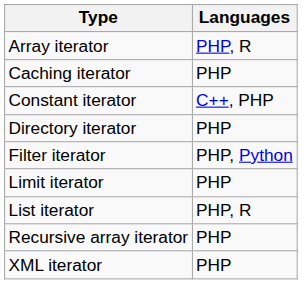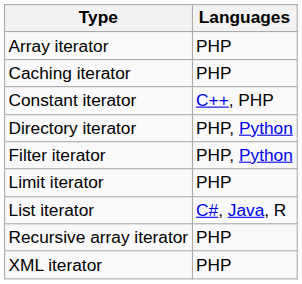(224, 45) PHP, R -> (214, 45) PHP
(214, 127) PHP -> (244, 127) PHP, Python
(224, 210) PHP, R -> (241, 210) C#, Java, R
